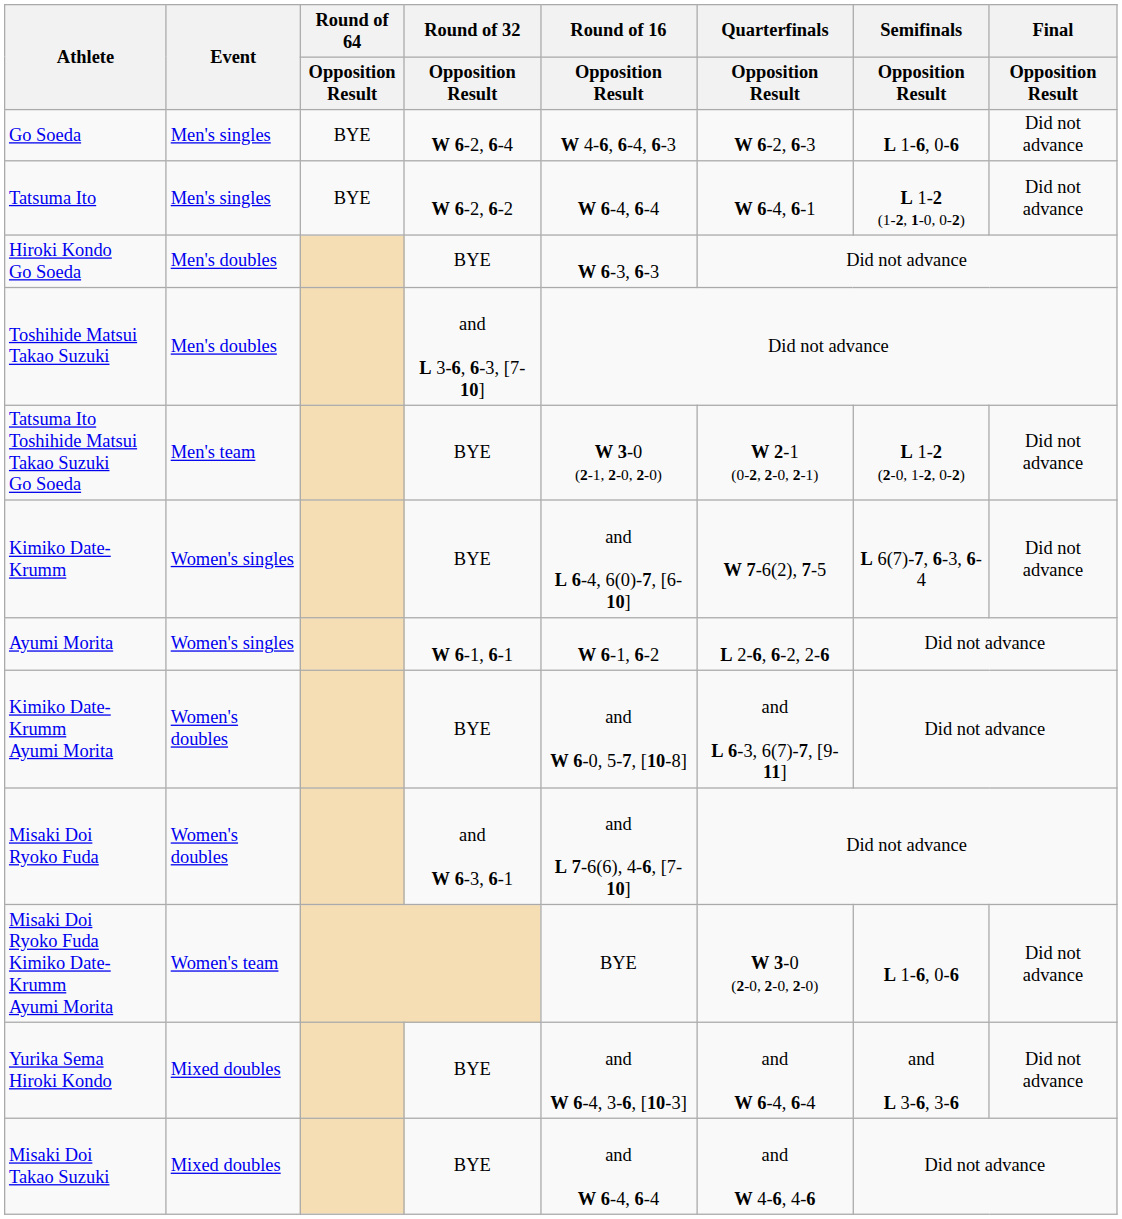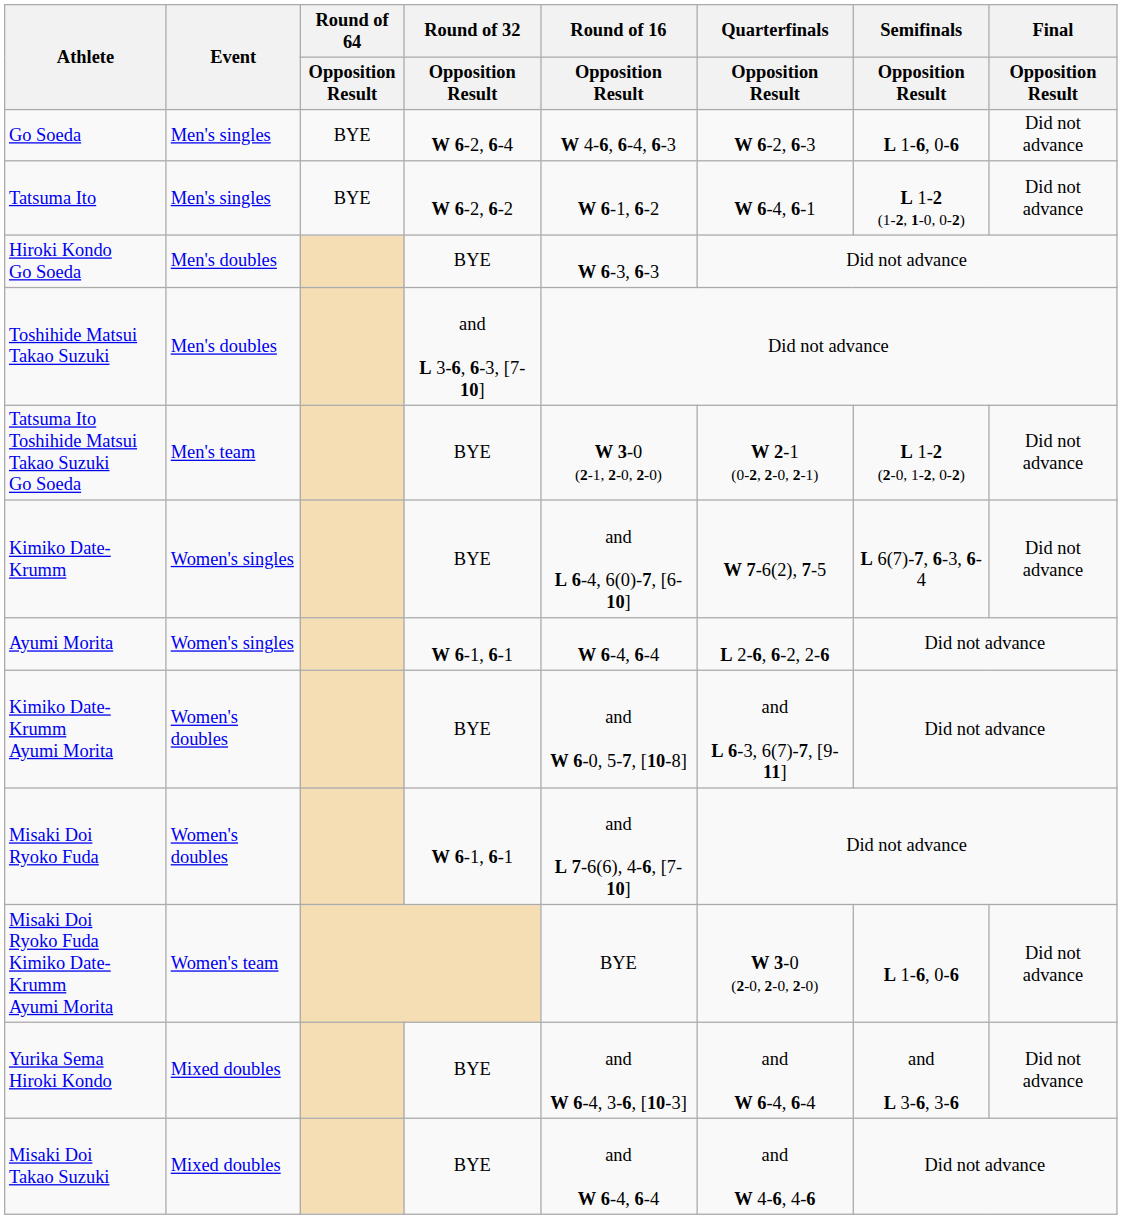(618, 209) W 6-4, 6-4 -> (618, 209) W 6-1, 6-2
(618, 654) W 6-1, 6-2 -> (618, 654) W 6-4, 6-4
(472, 857) and W 6-3, 6-1 -> (472, 857) W 6-1, 6-1
